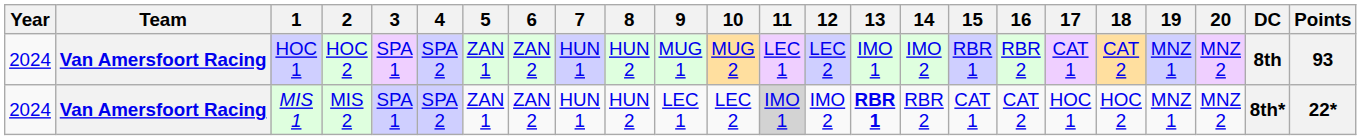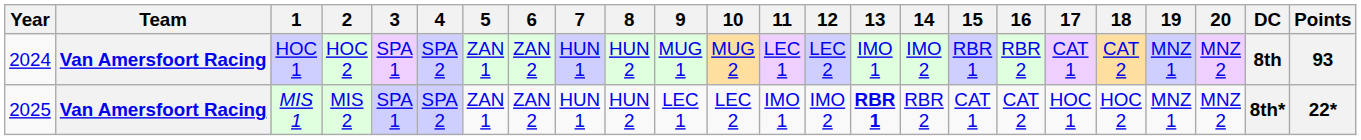(30, 109) 2024 -> (30, 109) 2025
(782, 109) lightgrey background -> (782, 109) no background
